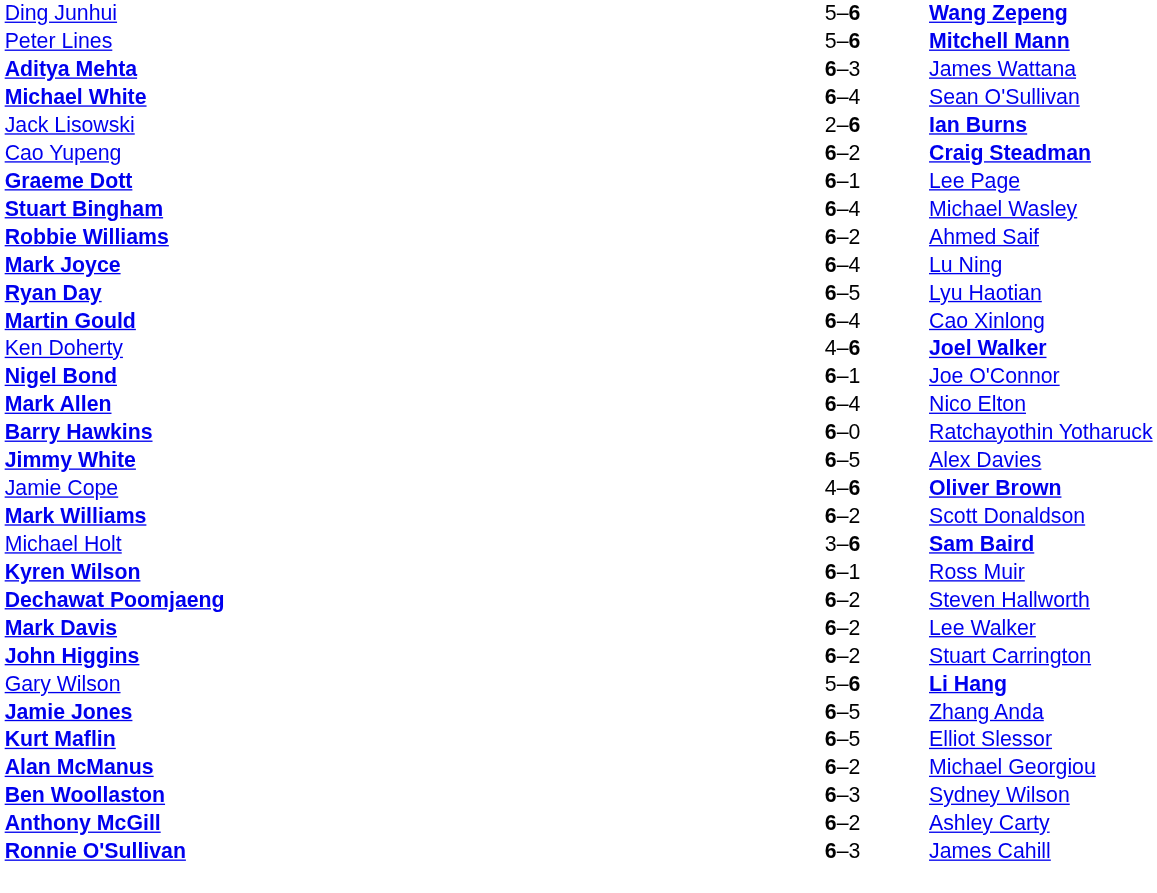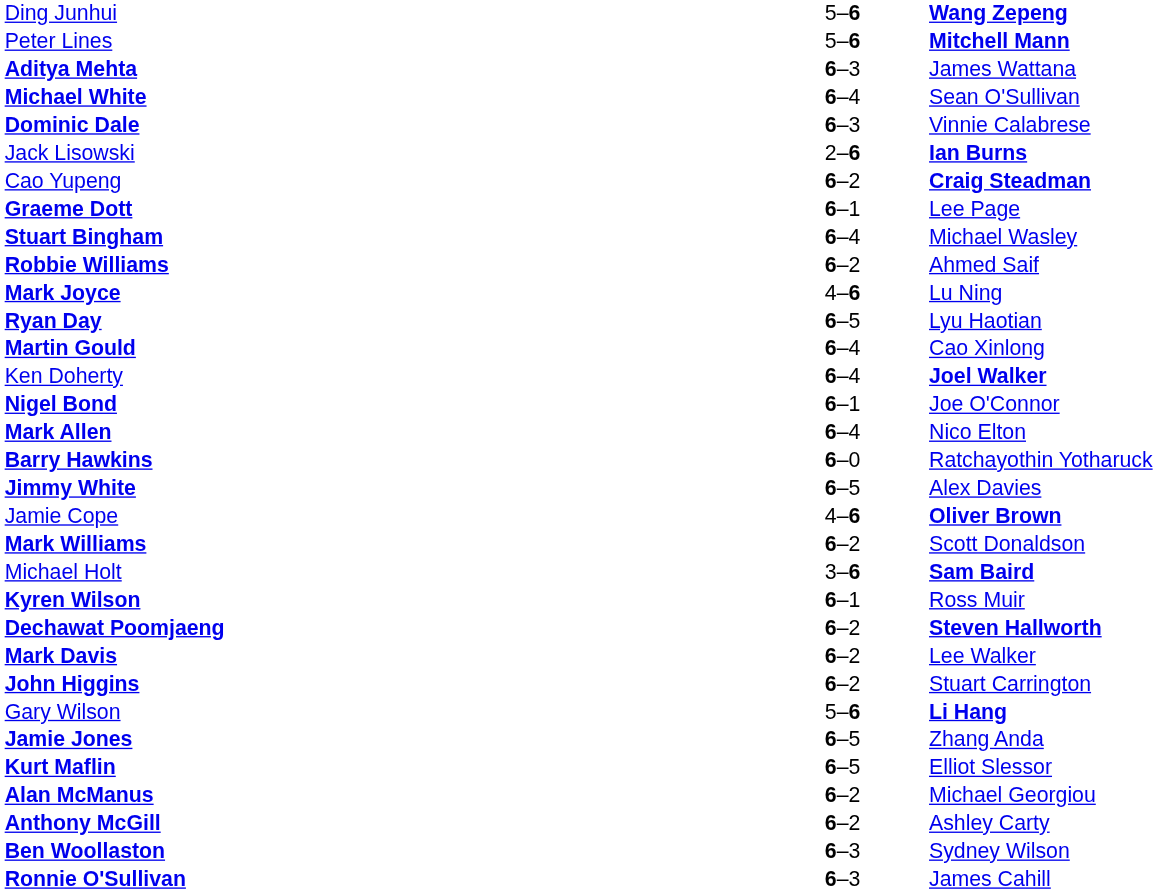+ row: (72, 125)
(843, 264) 6–4 -> (843, 292) 4–6
(843, 348) 4–6 -> (843, 376) 6–4
(1009, 599) normal -> (1015, 627) bold
rows swapped: (83, 823) <-> (85, 795)
